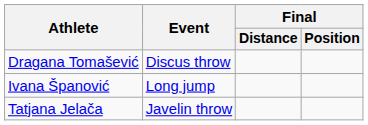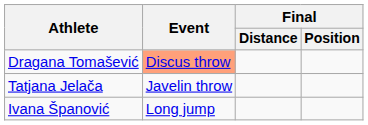(188, 62) no background -> (188, 62) lightsalmon background
rows swapped: (55, 109) <-> (59, 86)
